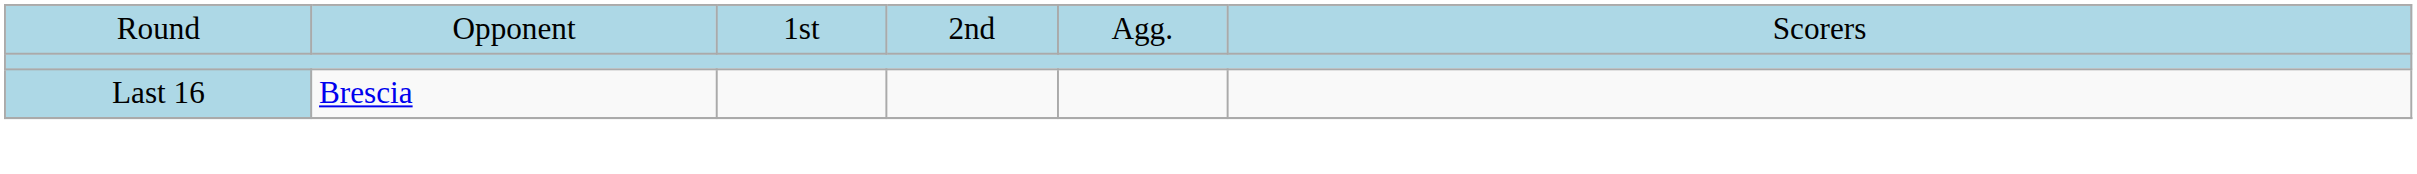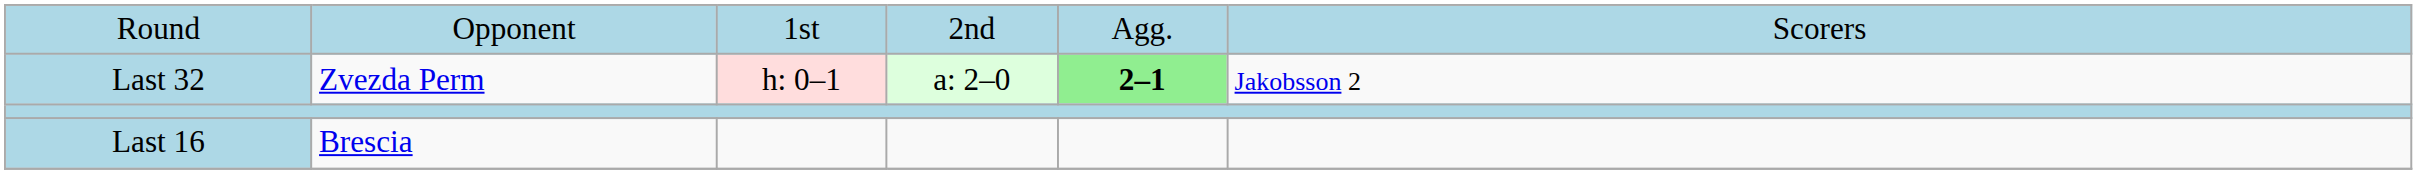+ row: (158, 78)
